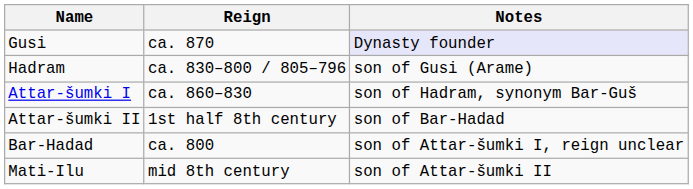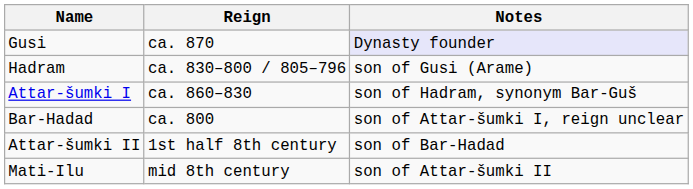rows swapped: (51, 146) <-> (74, 120)
